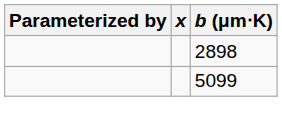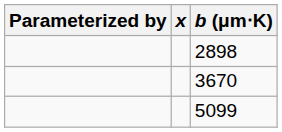+ row: (216, 81)
